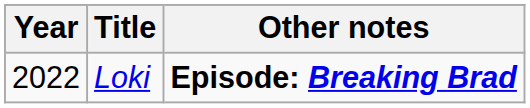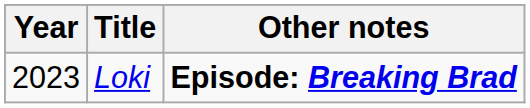(46, 77) 2022 -> (46, 77) 2023
